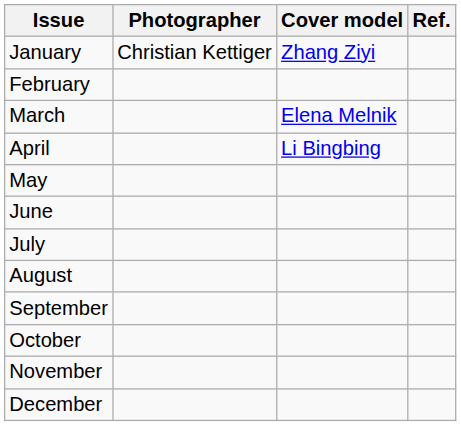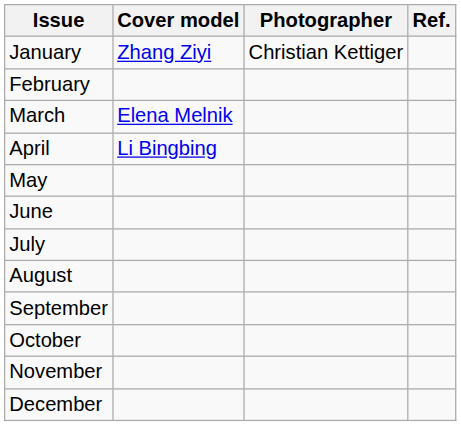columns swapped: (342, 20) <-> (194, 20)
